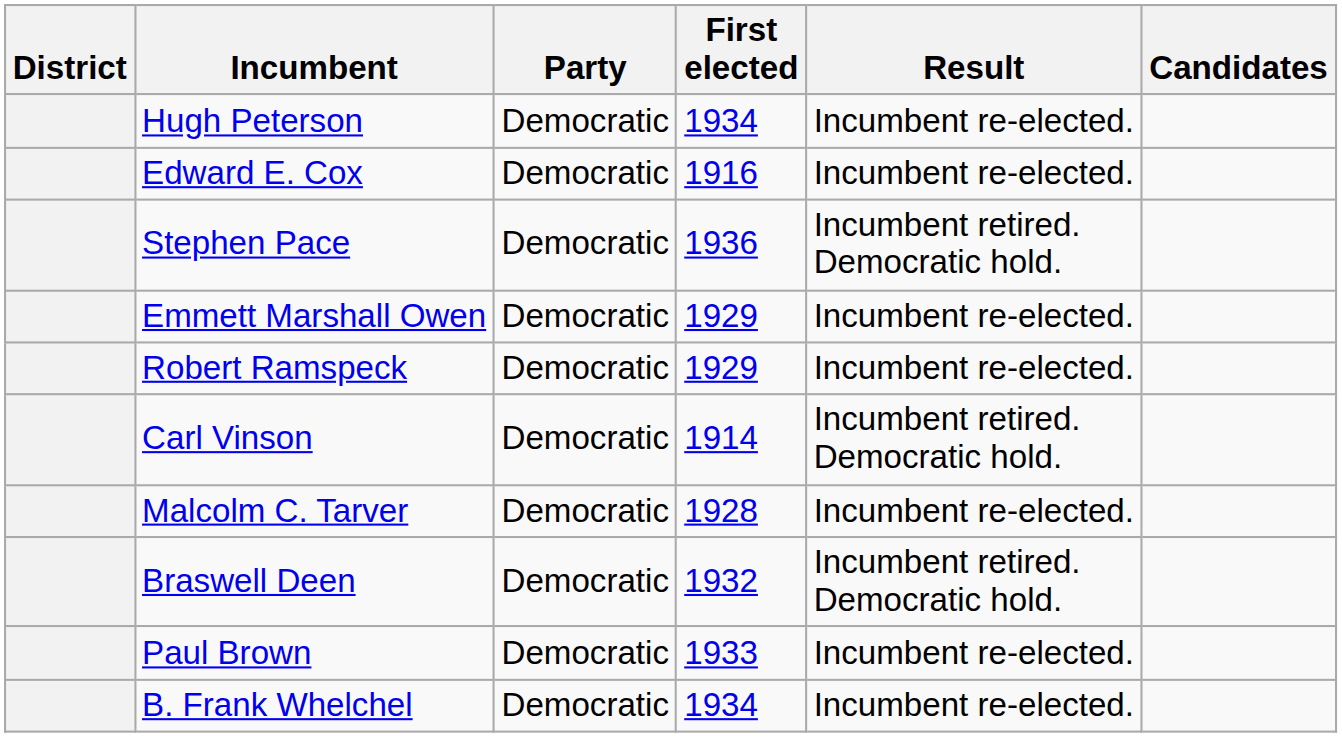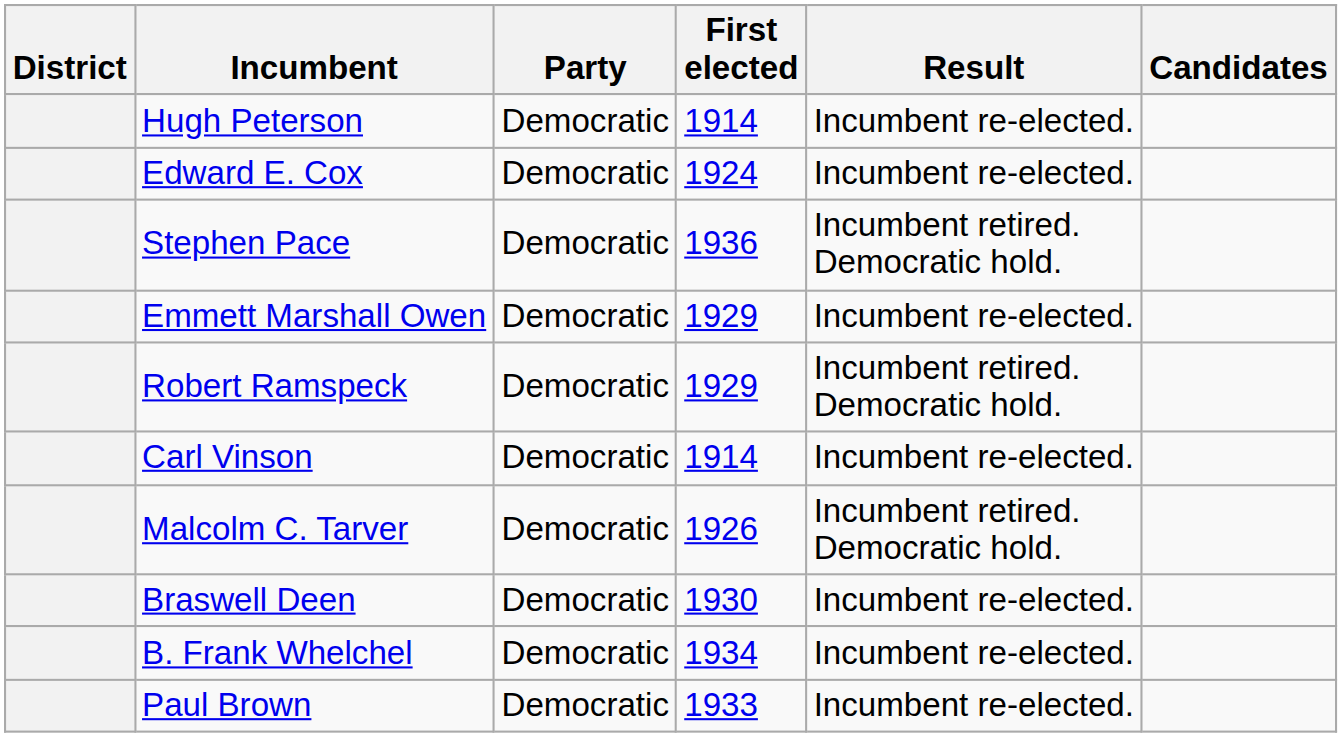(721, 120) 1934 -> (721, 120) 1914
(721, 173) 1916 -> (721, 173) 1924
(974, 367) Incumbent re-elected. -> (947, 386) Incumbent retired. Democratic hold.
(947, 439) Incumbent retired. Democratic hold. -> (974, 457) Incumbent re-elected.
(721, 510) 1928 -> (721, 528) 1926
(974, 510) Incumbent re-elected. -> (947, 528) Incumbent retired. Democratic hold.
(721, 581) 1932 -> (721, 600) 1930
(947, 581) Incumbent retired. Democratic hold. -> (974, 600) Incumbent re-elected.
rows swapped: (277, 705) <-> (227, 652)
